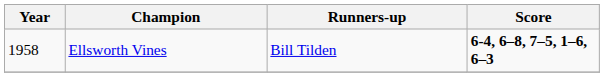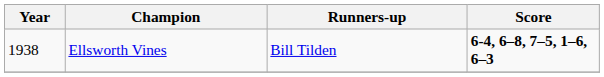(23, 50) 1958 -> (23, 50) 1938
